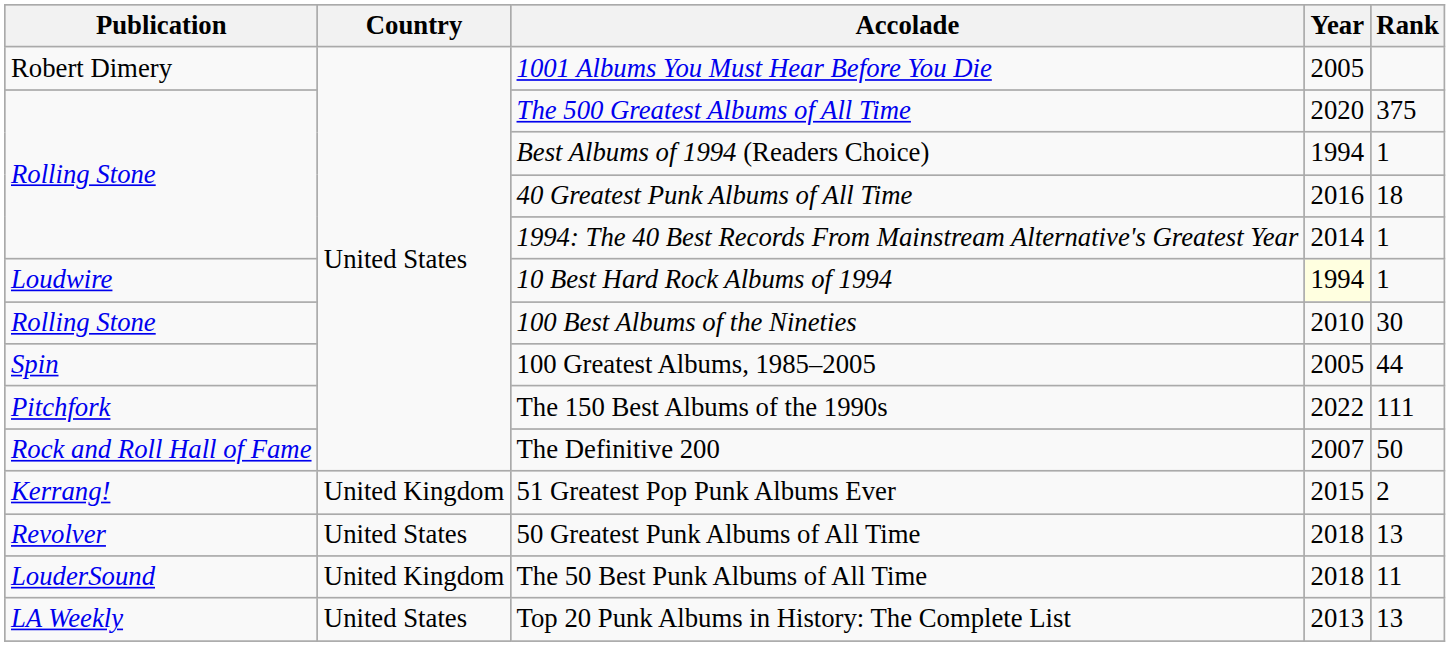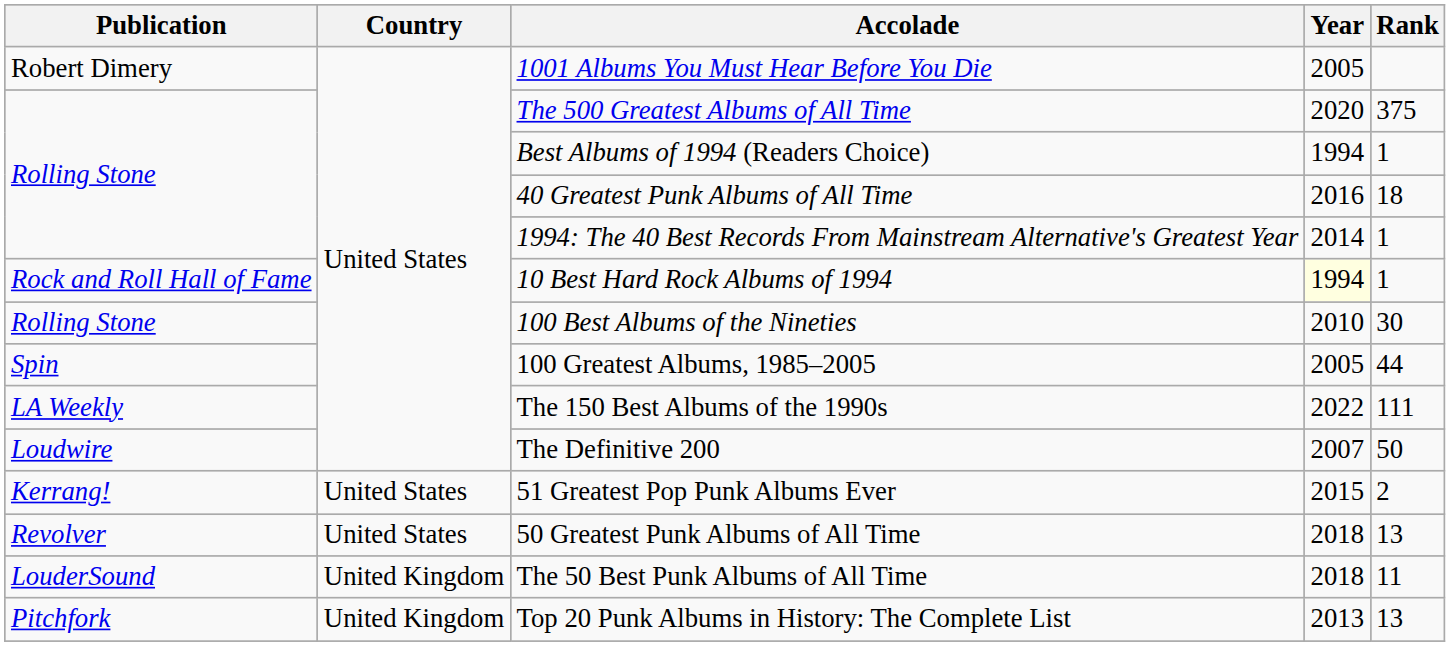(62, 279) Loudwire -> (161, 279) Rock and Roll Hall of Fame
(61, 407) Pitchfork -> (67, 407) LA Weekly
(161, 449) Rock and Roll Hall of Fame -> (62, 449) Loudwire
(414, 491) United Kingdom -> (395, 491) United States
(67, 618) LA Weekly -> (61, 618) Pitchfork
(395, 618) United States -> (414, 618) United Kingdom
